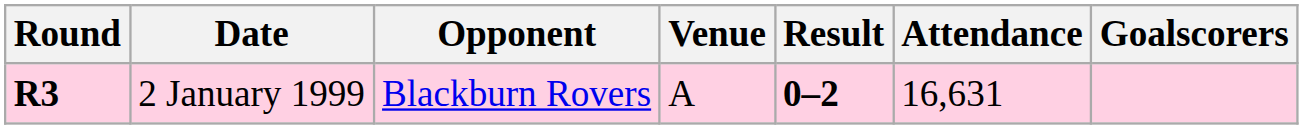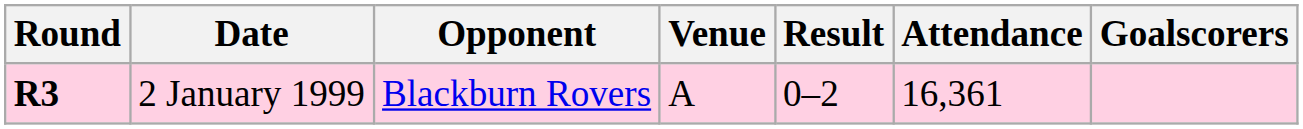(811, 92) bold -> (811, 92) normal
(952, 92) 16,631 -> (952, 92) 16,361
